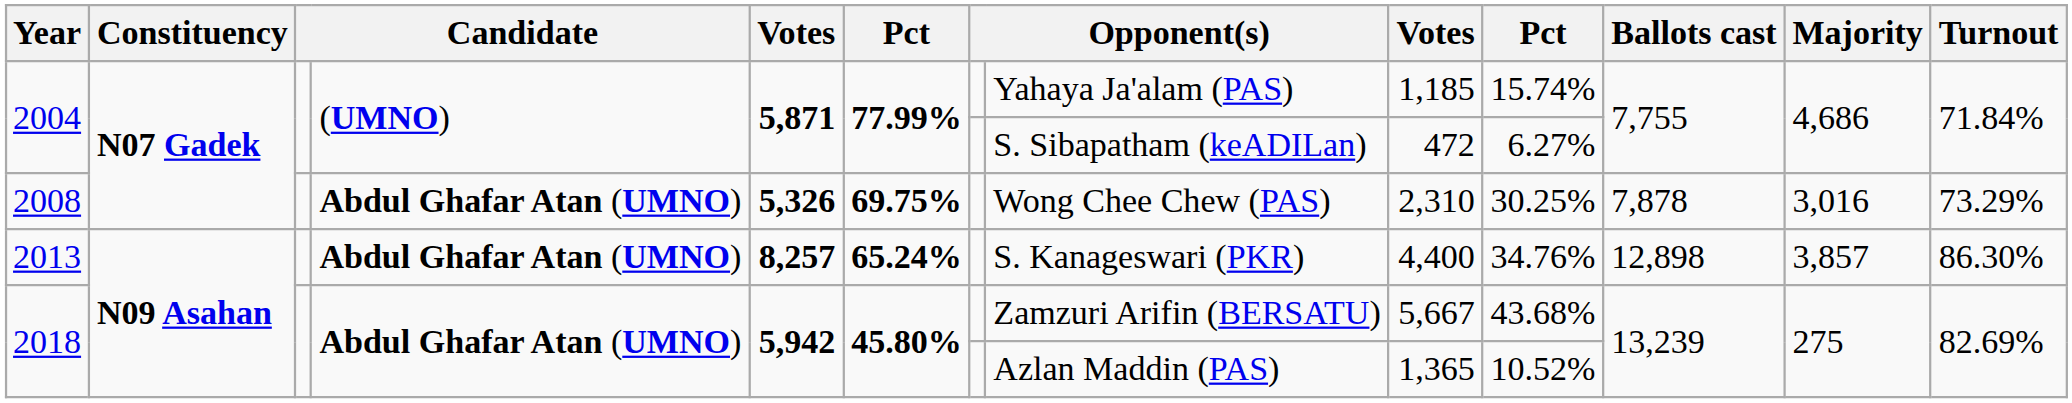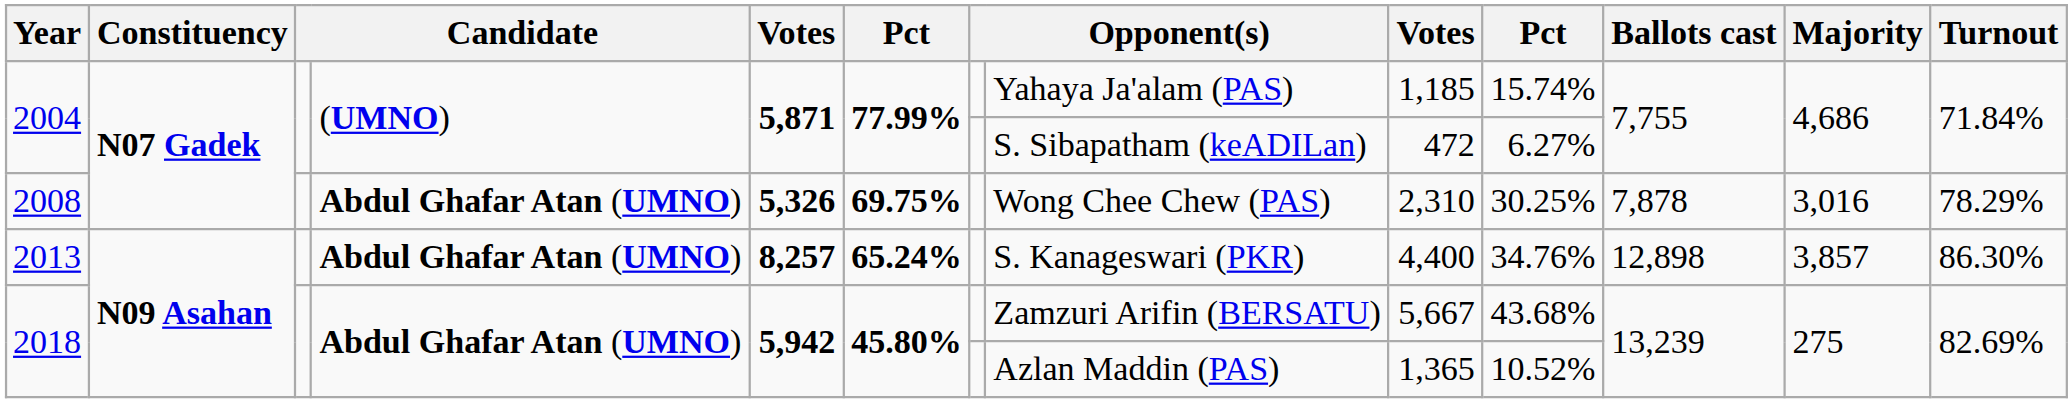(1991, 200) 73.29% -> (1991, 200) 78.29%
